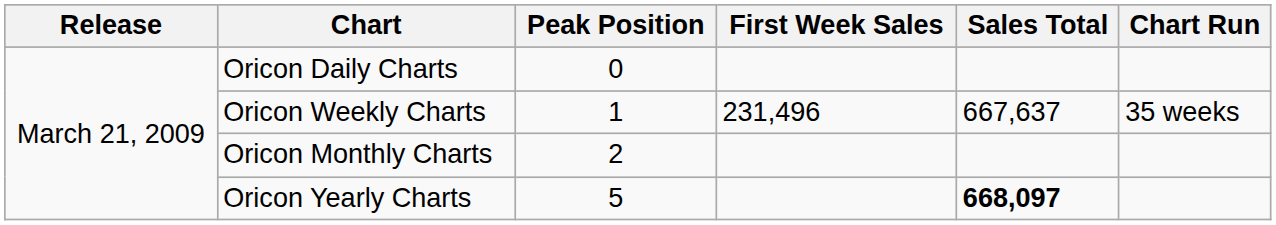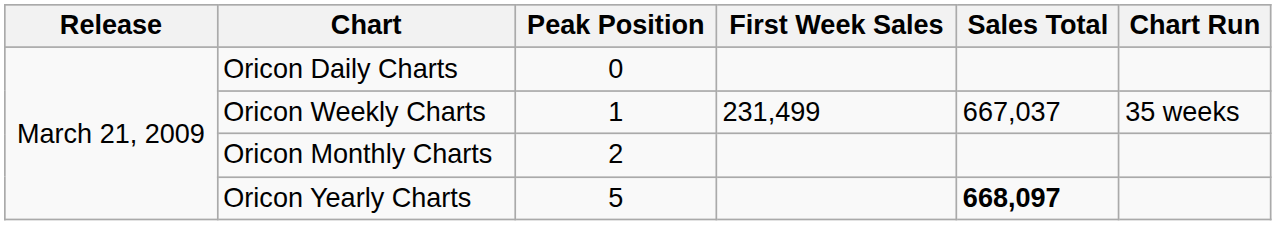(771, 111) 231,496 -> (771, 111) 231,499
(1012, 111) 667,637 -> (1012, 111) 667,037
